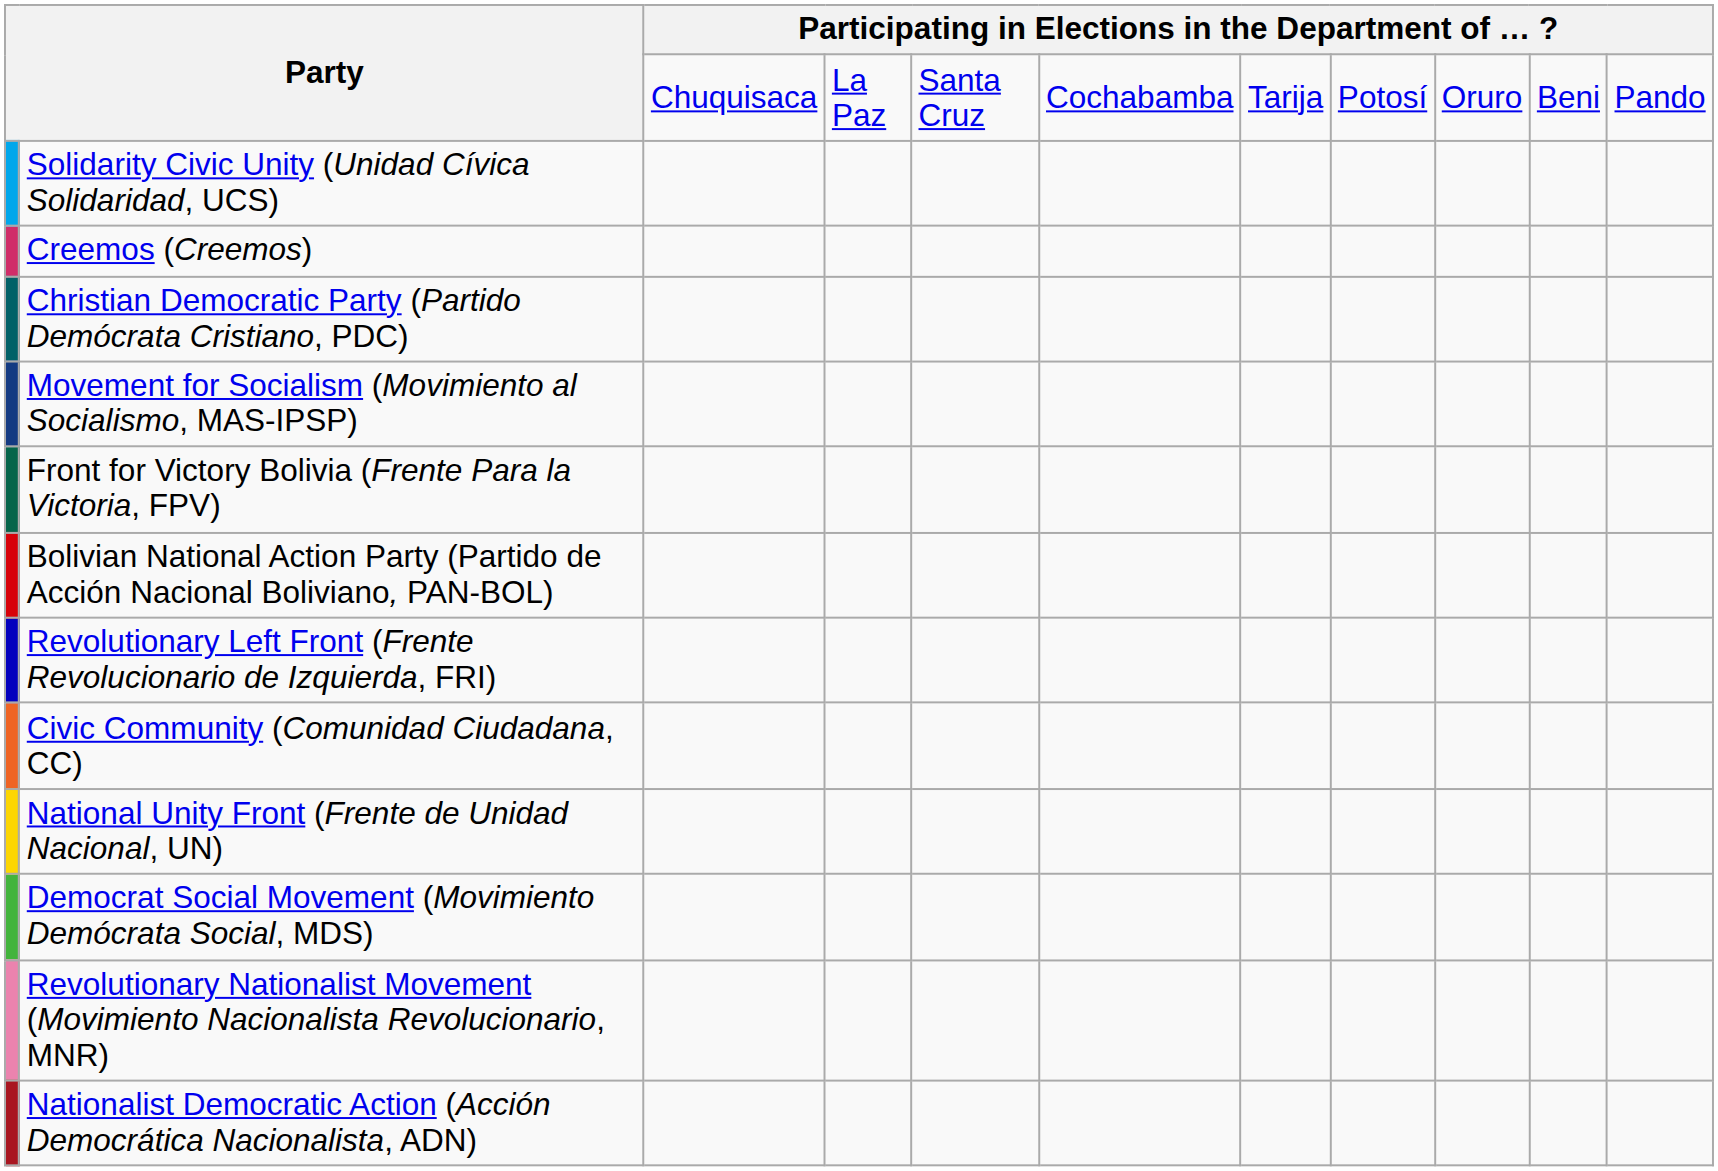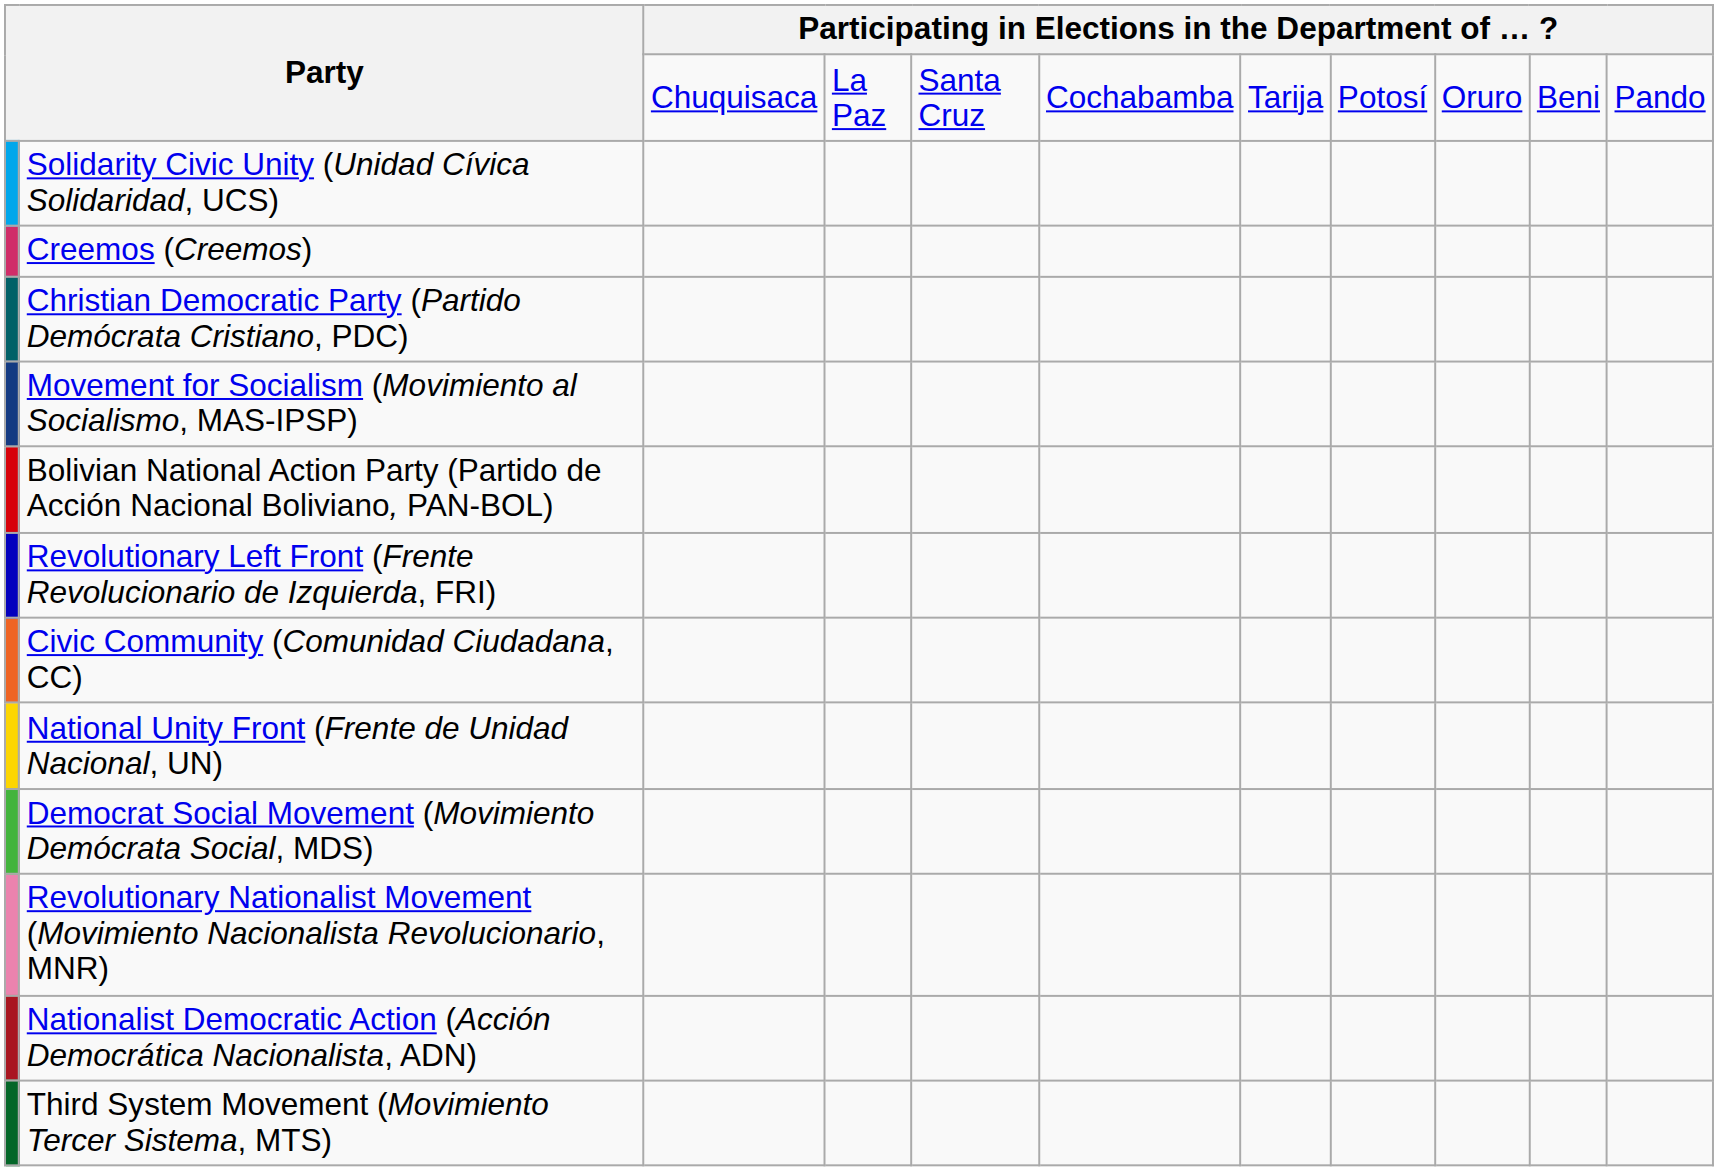- row: (299, 488)
+ row: (288, 1122)
